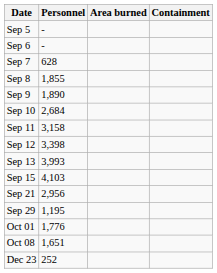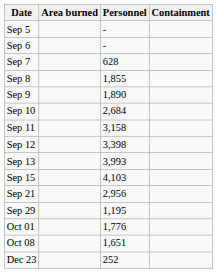columns swapped: (118, 12) <-> (63, 12)
